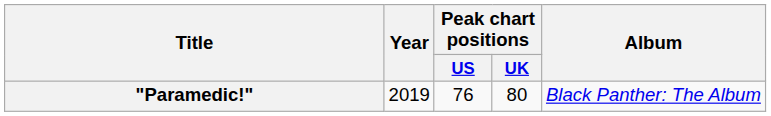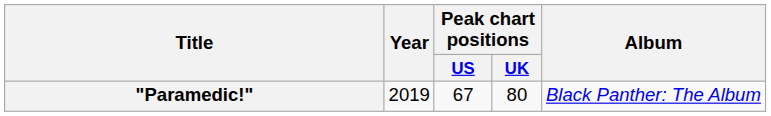(463, 95) 76 -> (463, 95) 67
